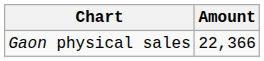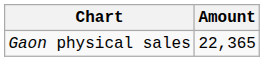(227, 44) 22,366 -> (227, 44) 22,365
